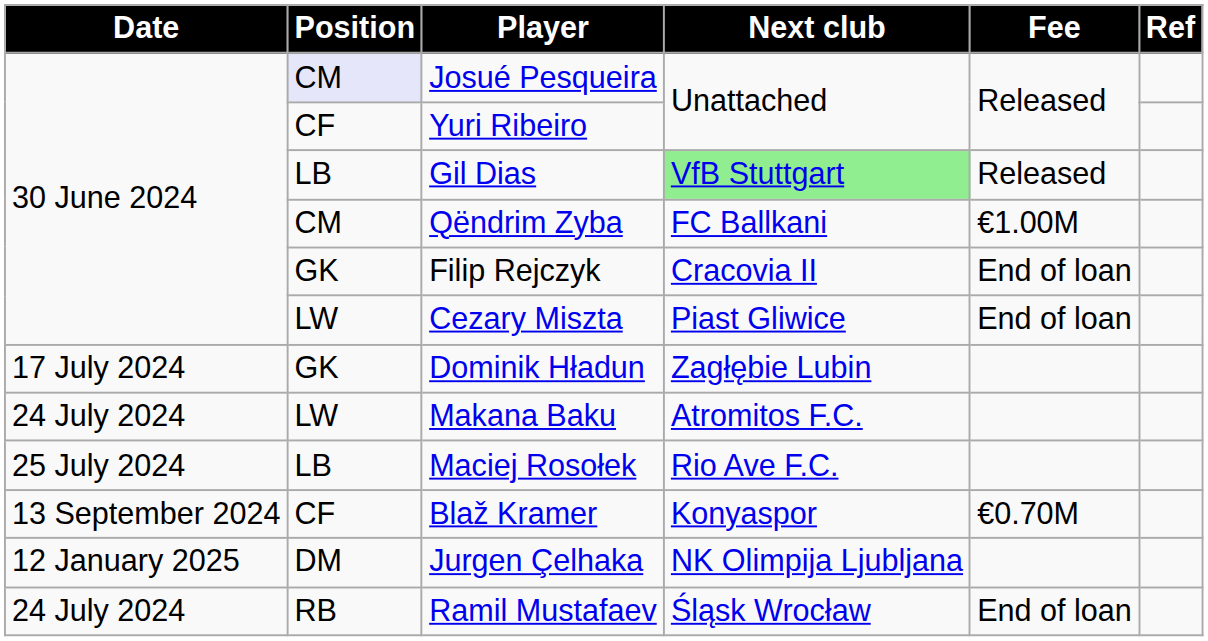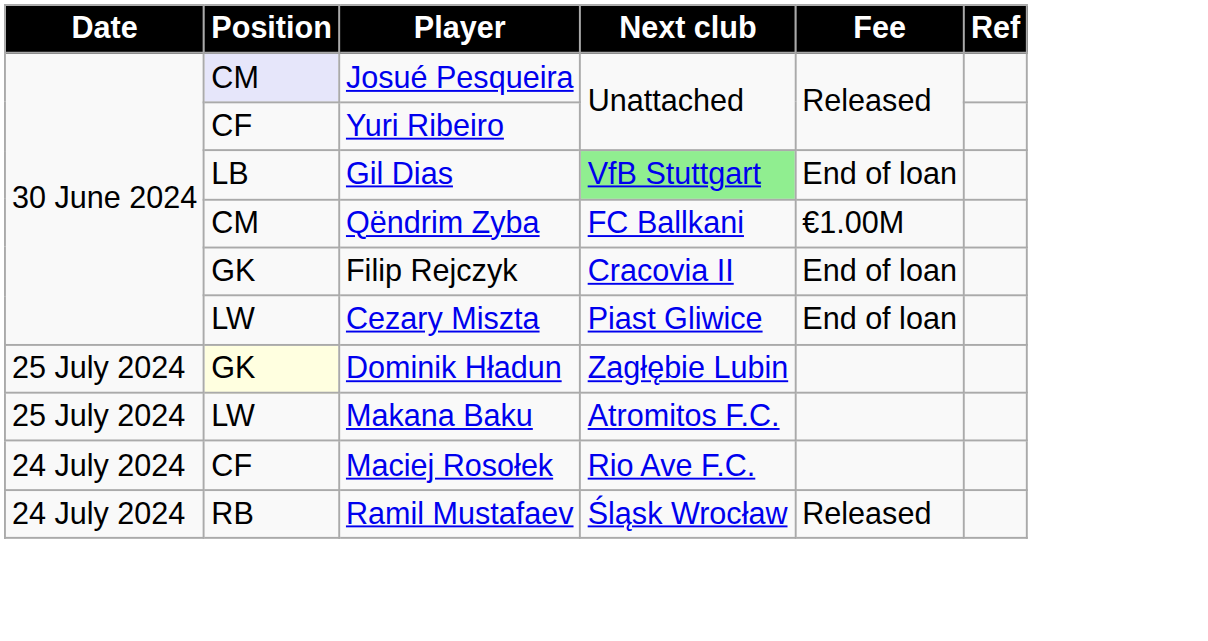(1042, 174) Released -> (880, 174) End of loan
(99, 367) 17 July 2024 -> (99, 367) 25 July 2024
(317, 367) no background -> (233, 367) lightyellow background
(99, 416) 24 July 2024 -> (99, 416) 25 July 2024
(99, 464) 25 July 2024 -> (99, 464) 24 July 2024
(313, 464) LB -> (232, 464) CF
- row: (513, 513)
- row: (536, 561)
(1054, 610) End of loan -> (867, 513) Released
